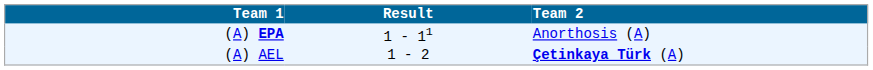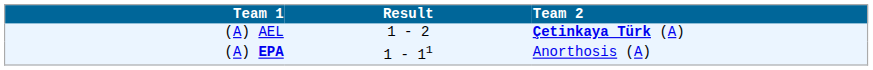rows swapped: (254, 55) <-> (254, 35)
